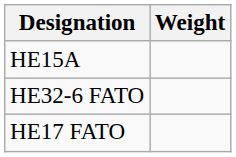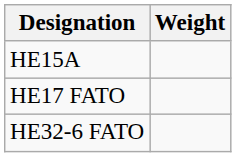rows swapped: (68, 132) <-> (77, 95)
